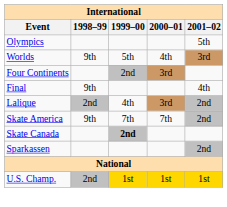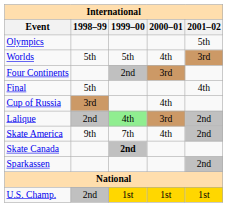(90, 57) 9th -> (90, 57) 5th
(90, 88) 9th -> (90, 88) 5th
+ row: (34, 103)
(128, 103) no background -> (128, 118) lightgreen background
(166, 118) 7th -> (166, 133) 4th
